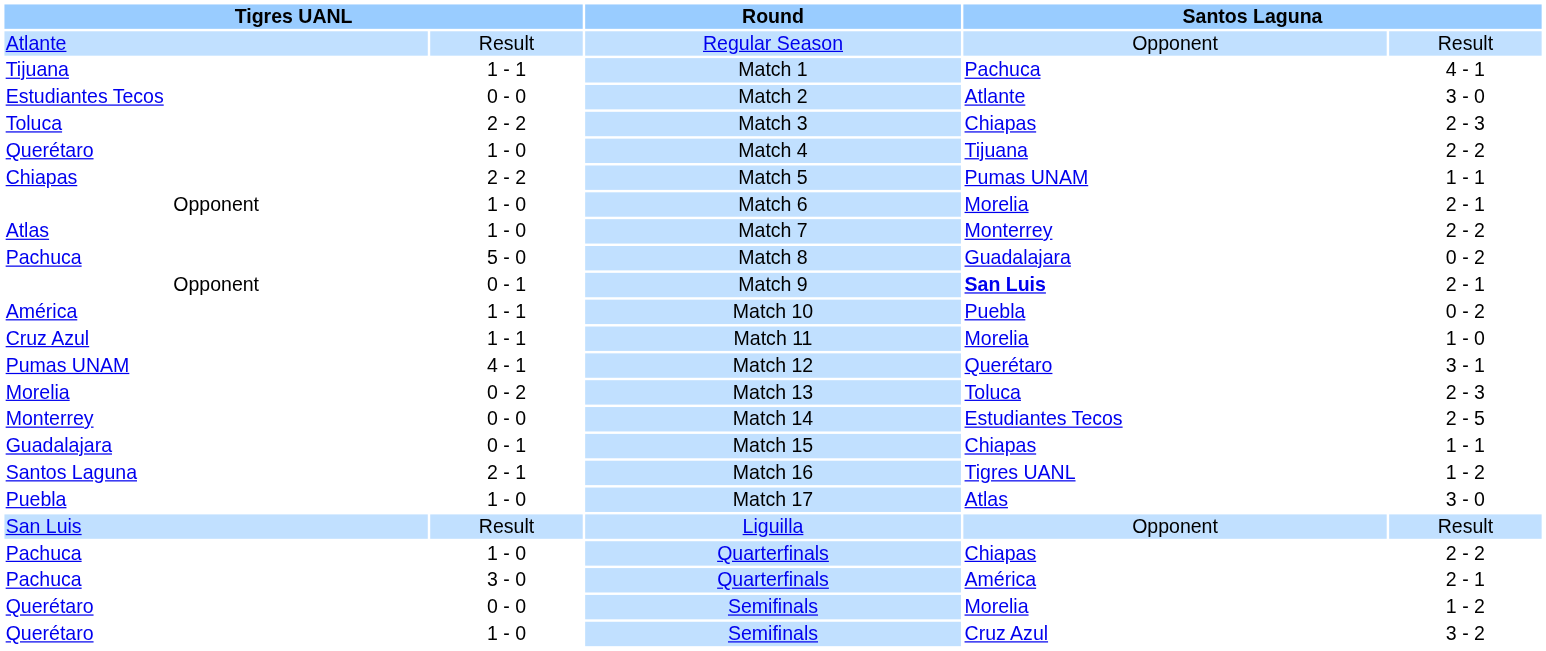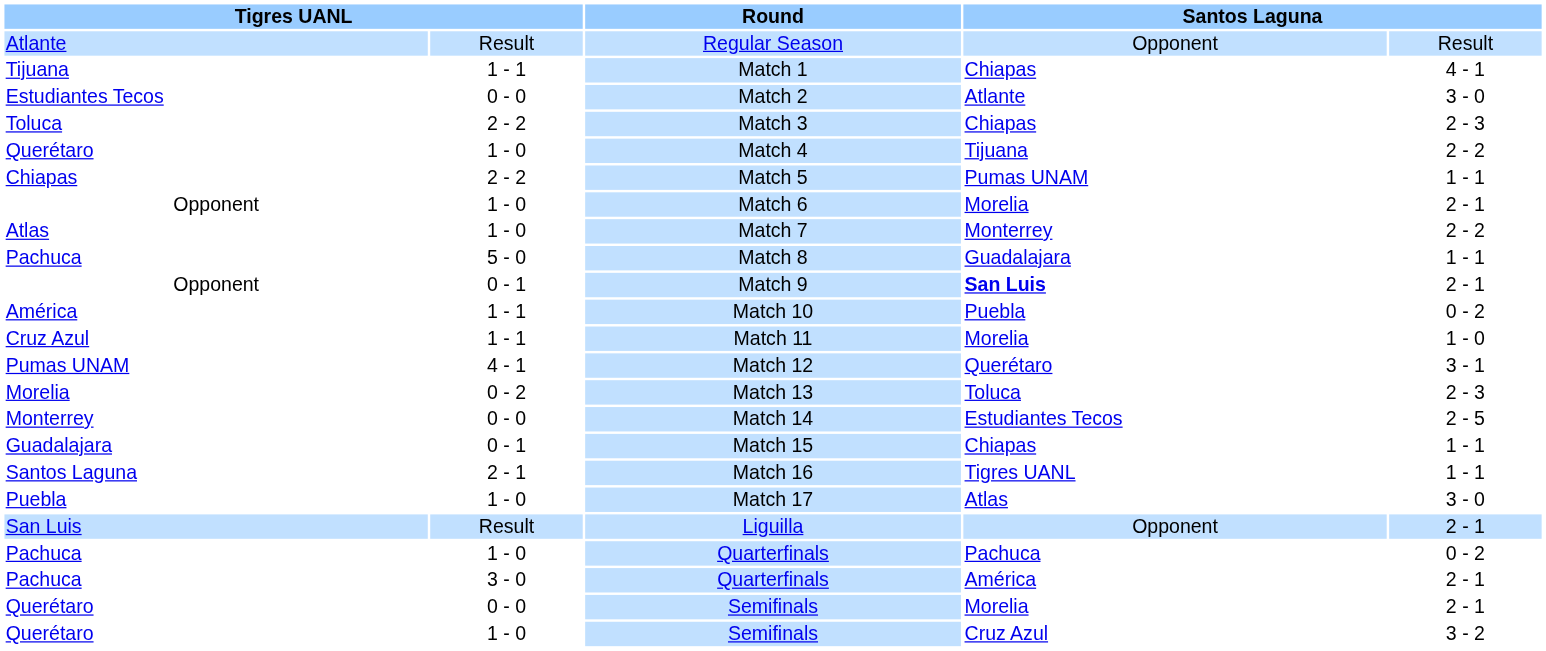(1003, 70) Pachuca -> (1000, 70) Chiapas
(1465, 258) 0 - 2 -> (1465, 258) 1 - 1
(1465, 472) 1 - 2 -> (1465, 472) 1 - 1
(1465, 526) Result -> (1465, 526) 2 - 1
(1000, 553) Chiapas -> (1003, 553) Pachuca
(1465, 553) 2 - 2 -> (1465, 553) 0 - 2
(1465, 607) 1 - 2 -> (1465, 607) 2 - 1
